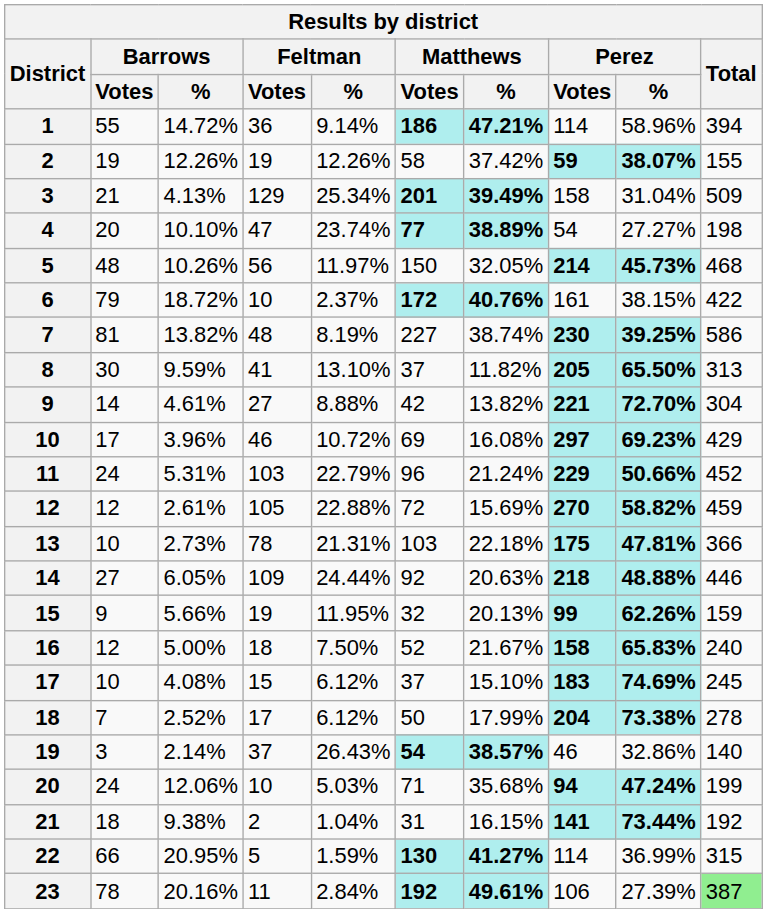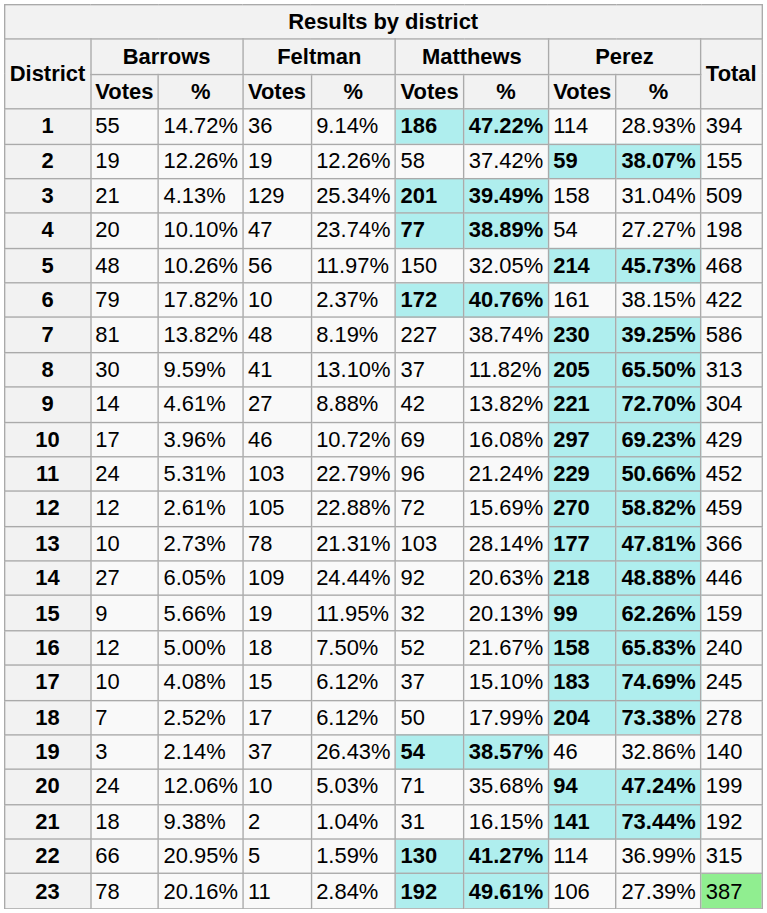(506, 126) 47.21% -> (506, 126) 47.22%
(659, 126) 58.96% -> (659, 126) 28.93%
(201, 299) 18.72% -> (201, 299) 17.82%
(506, 543) 22.18% -> (506, 543) 28.14%
(572, 543) 175 -> (572, 543) 177
